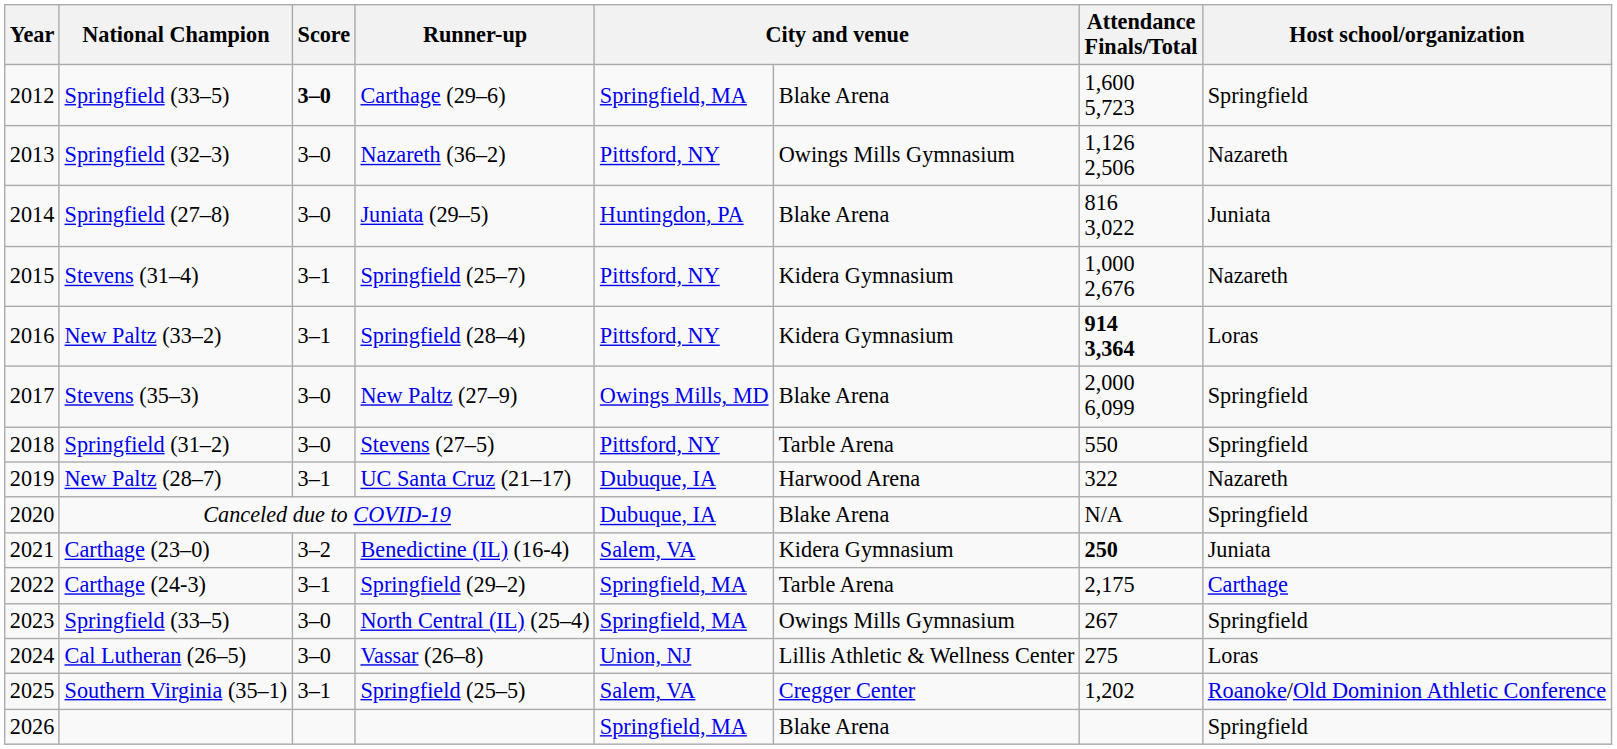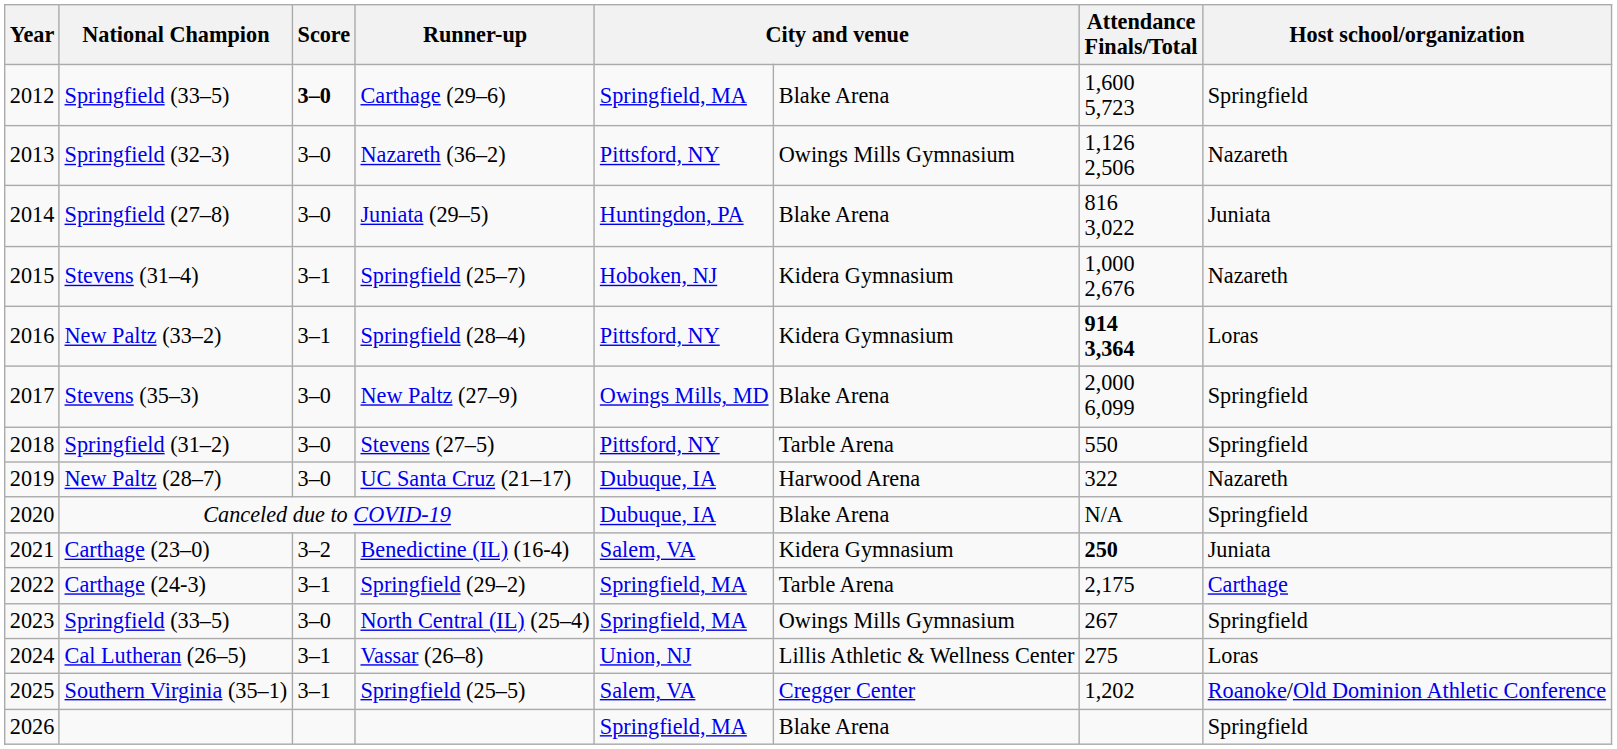(660, 275) Pittsford, NY -> (659, 275) Hoboken, NJ
(314, 479) 3–1 -> (314, 479) 3–0
(314, 655) 3–0 -> (314, 655) 3–1
